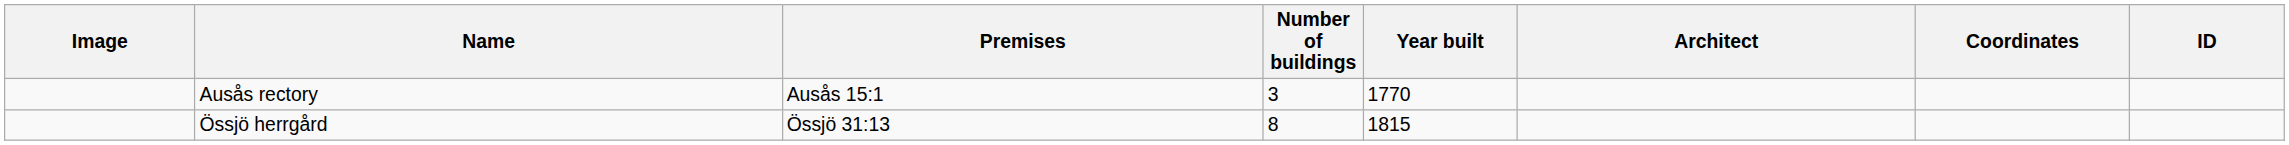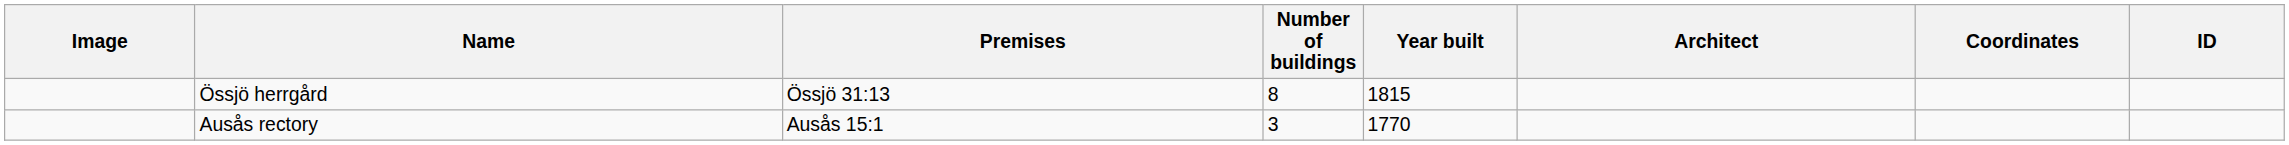rows swapped: (259, 94) <-> (264, 124)
